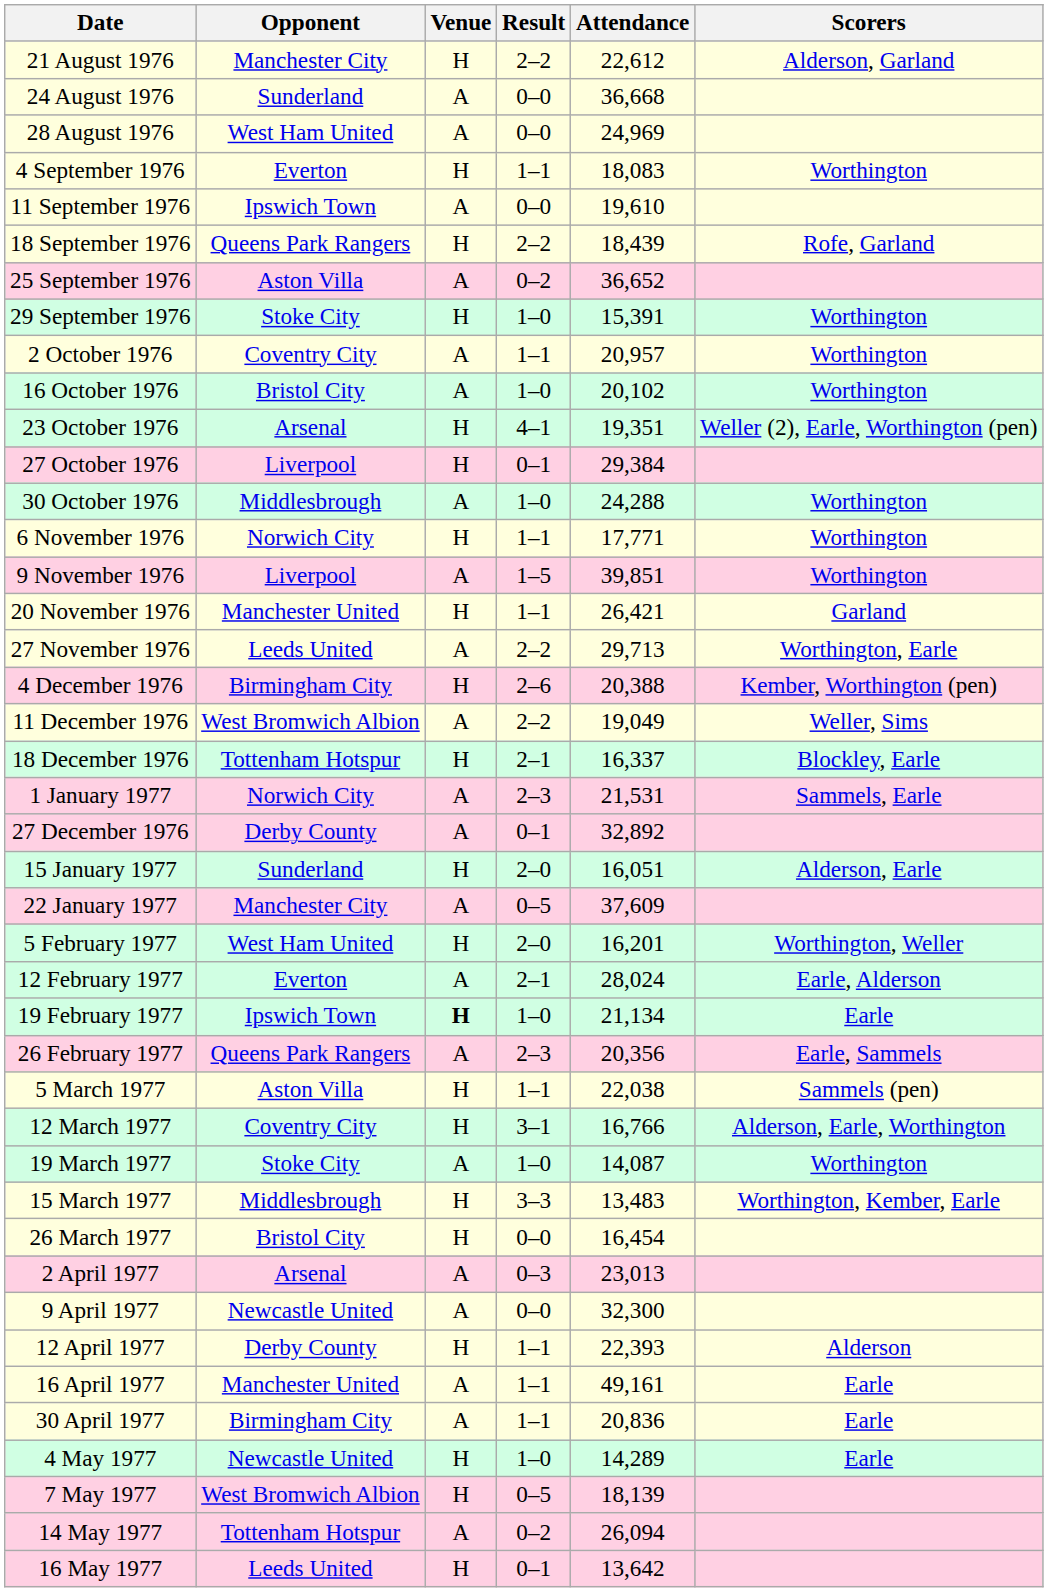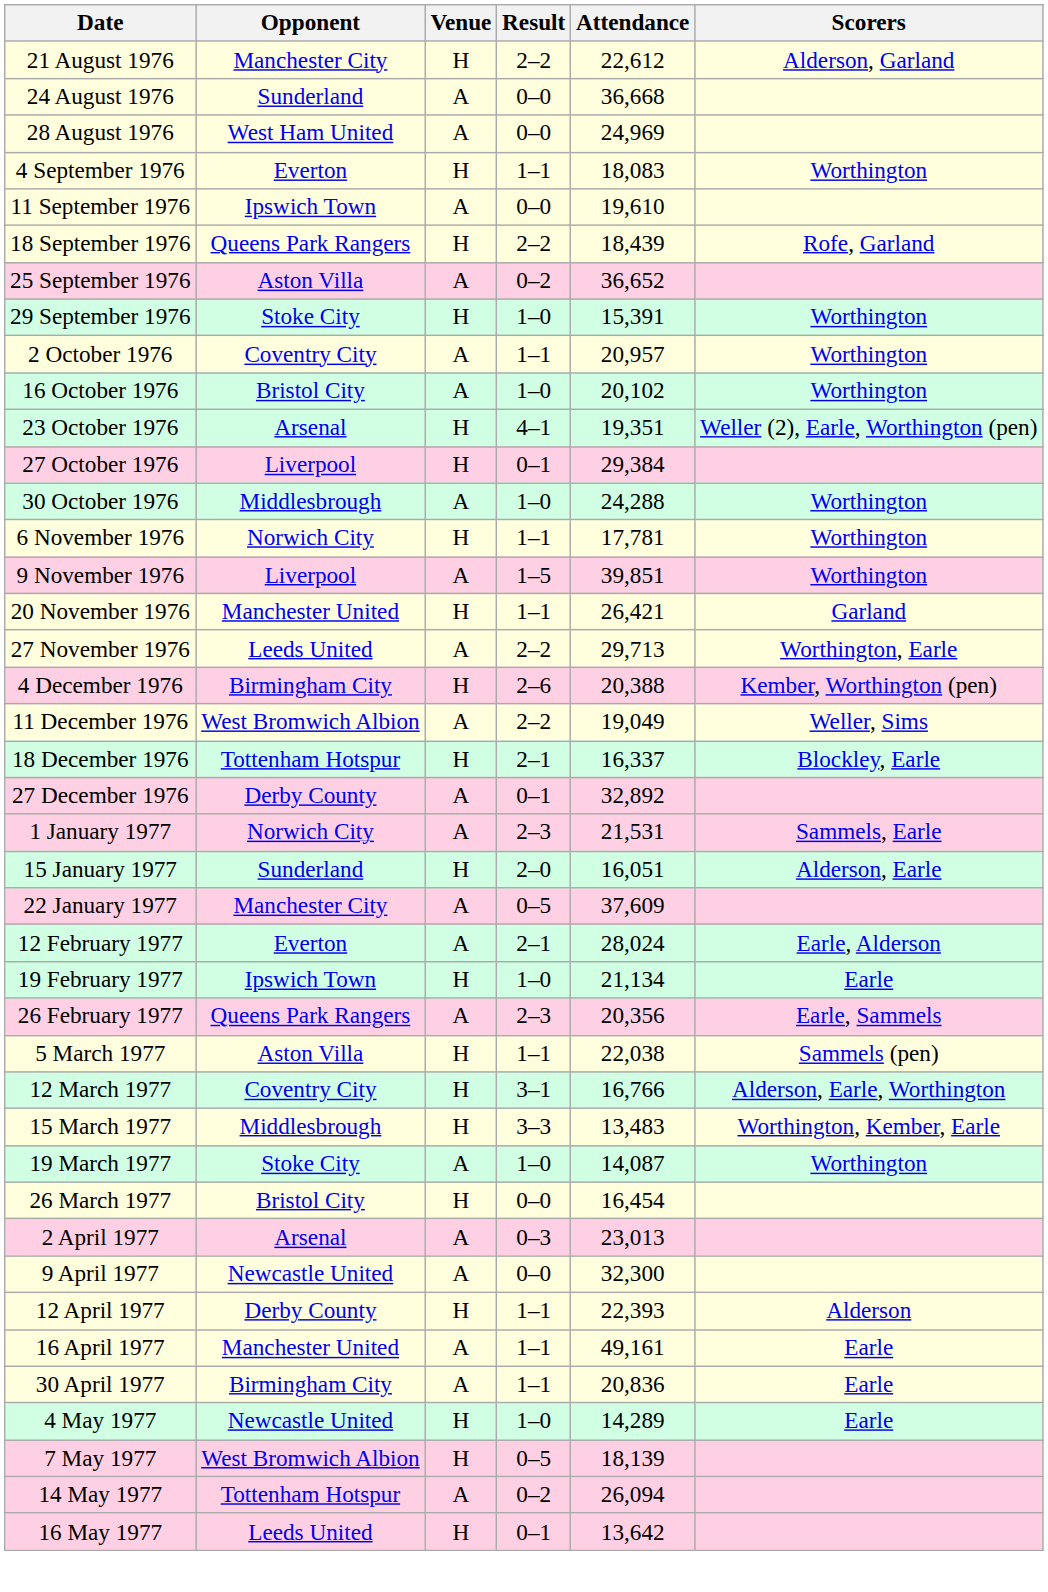(633, 538) 17,771 -> (633, 538) 17,781
rows swapped: (100, 832) <-> (100, 795)
- row: (100, 942)
(461, 1016) bold -> (461, 979) normal
rows swapped: (100, 1200) <-> (100, 1163)
